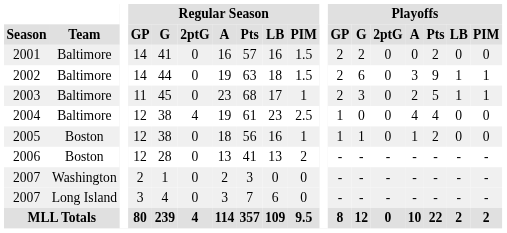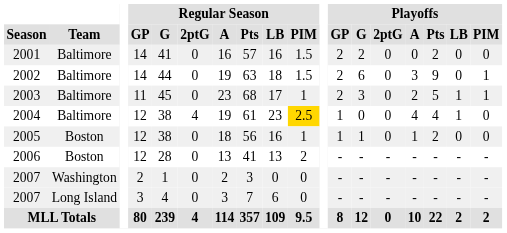(459, 75) 1 -> (459, 75) 0
(304, 116) no background -> (304, 116) gold background
(459, 116) 0 -> (459, 116) 1
